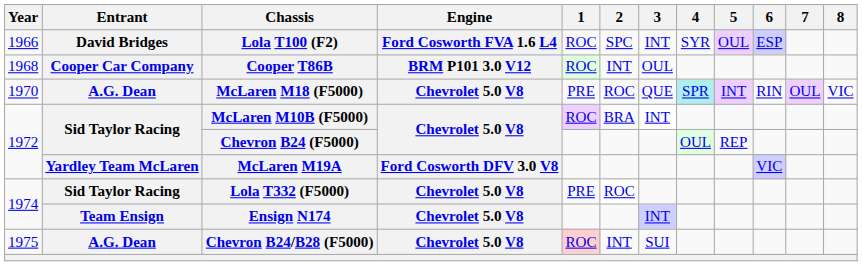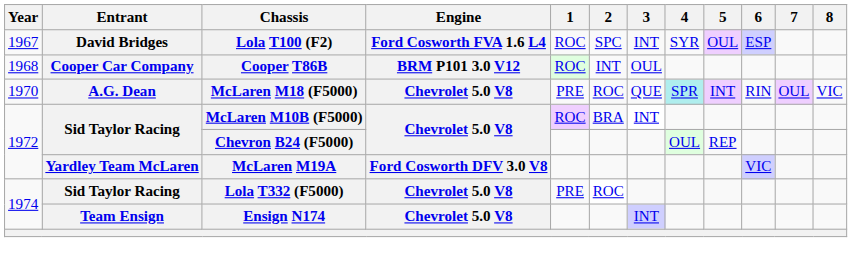(23, 42) 1966 -> (23, 42) 1967
- row: (290, 241)
